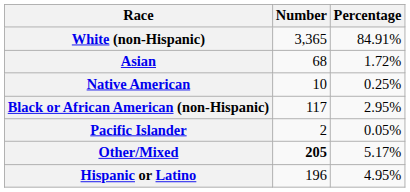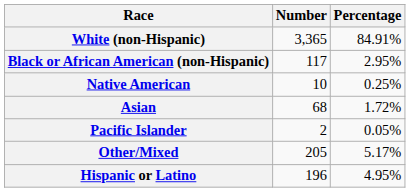rows swapped: (138, 107) <-> (138, 61)
(316, 152) bold -> (316, 152) normal
